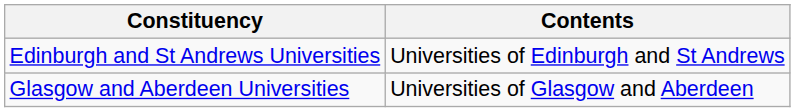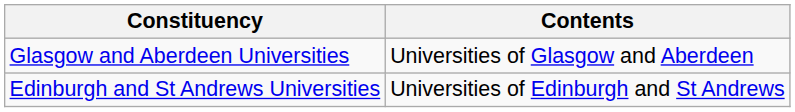rows swapped: (195, 55) <-> (179, 89)
